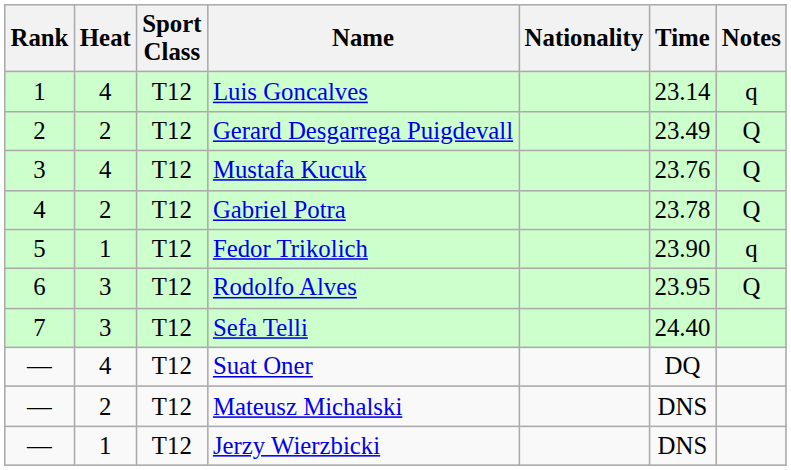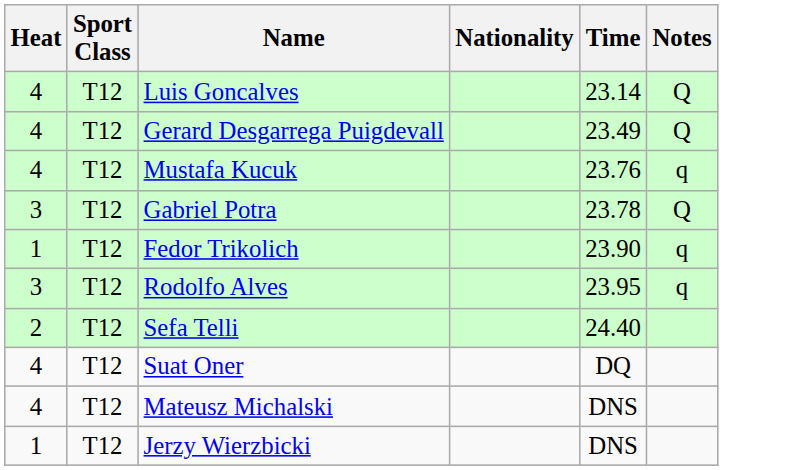- column: (39, 38)
(751, 91) q -> (682, 91) Q
(105, 130) 2 -> (36, 130) 4
(751, 170) Q -> (682, 170) q
(105, 209) 2 -> (36, 209) 3
(751, 288) Q -> (682, 288) q
(105, 327) 3 -> (36, 327) 2
(105, 406) 2 -> (36, 406) 4
